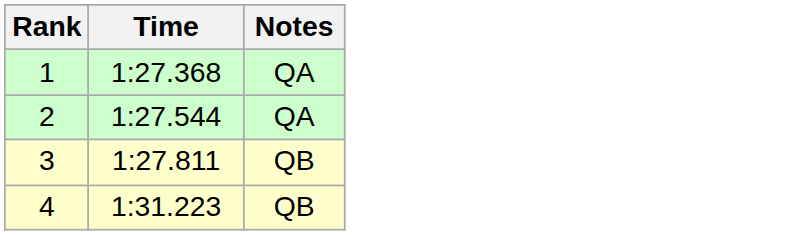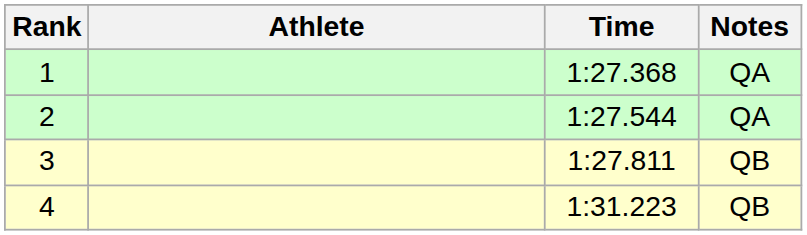+ column: (317, 26)
